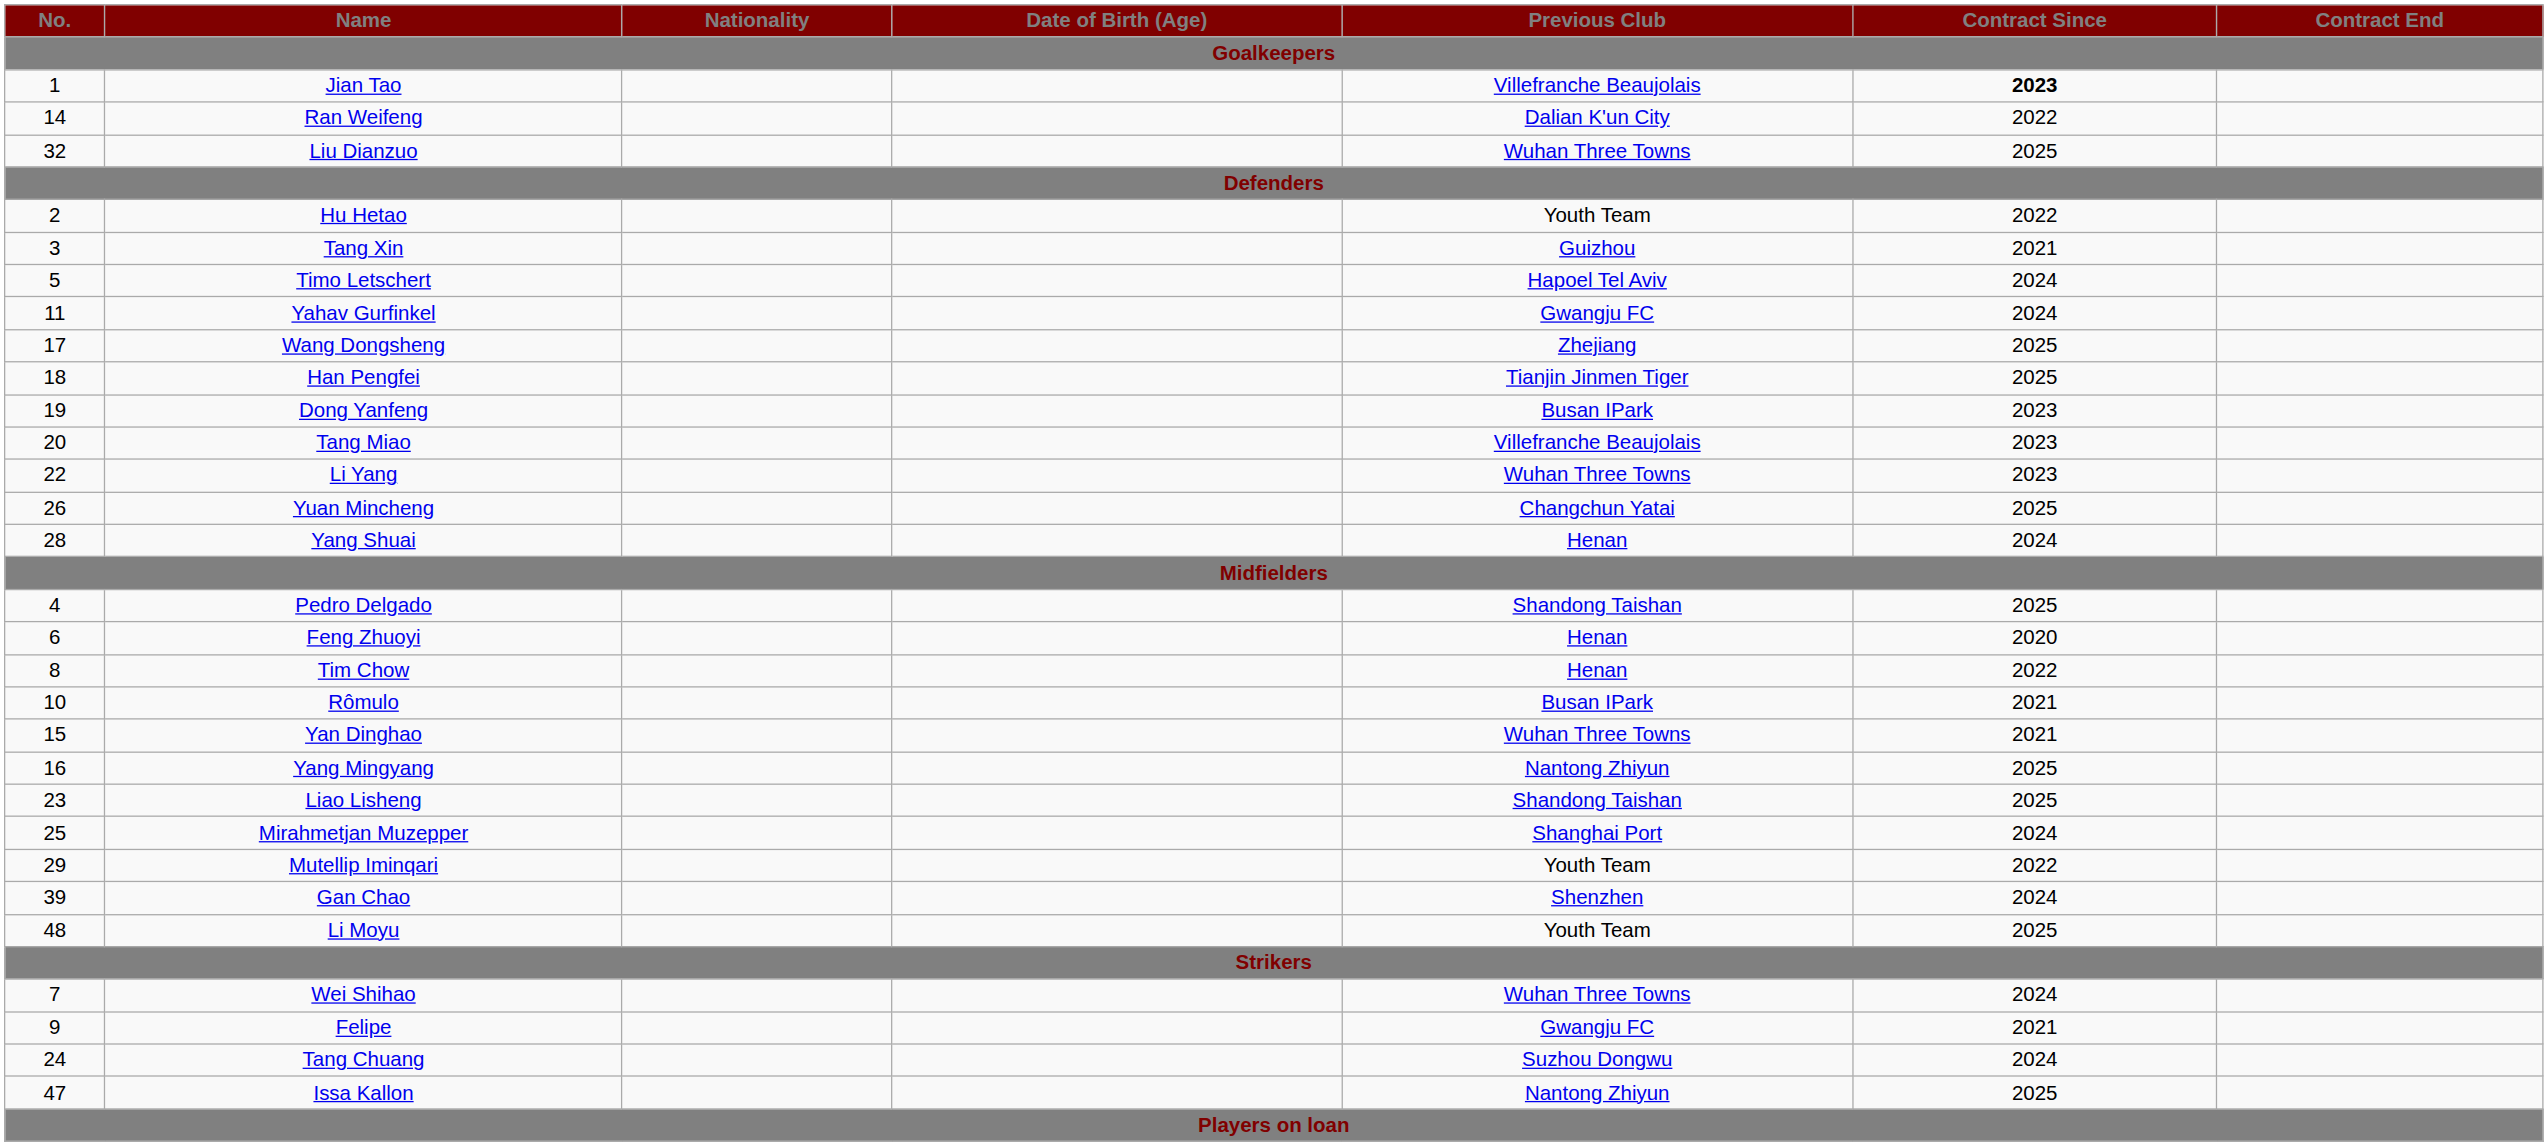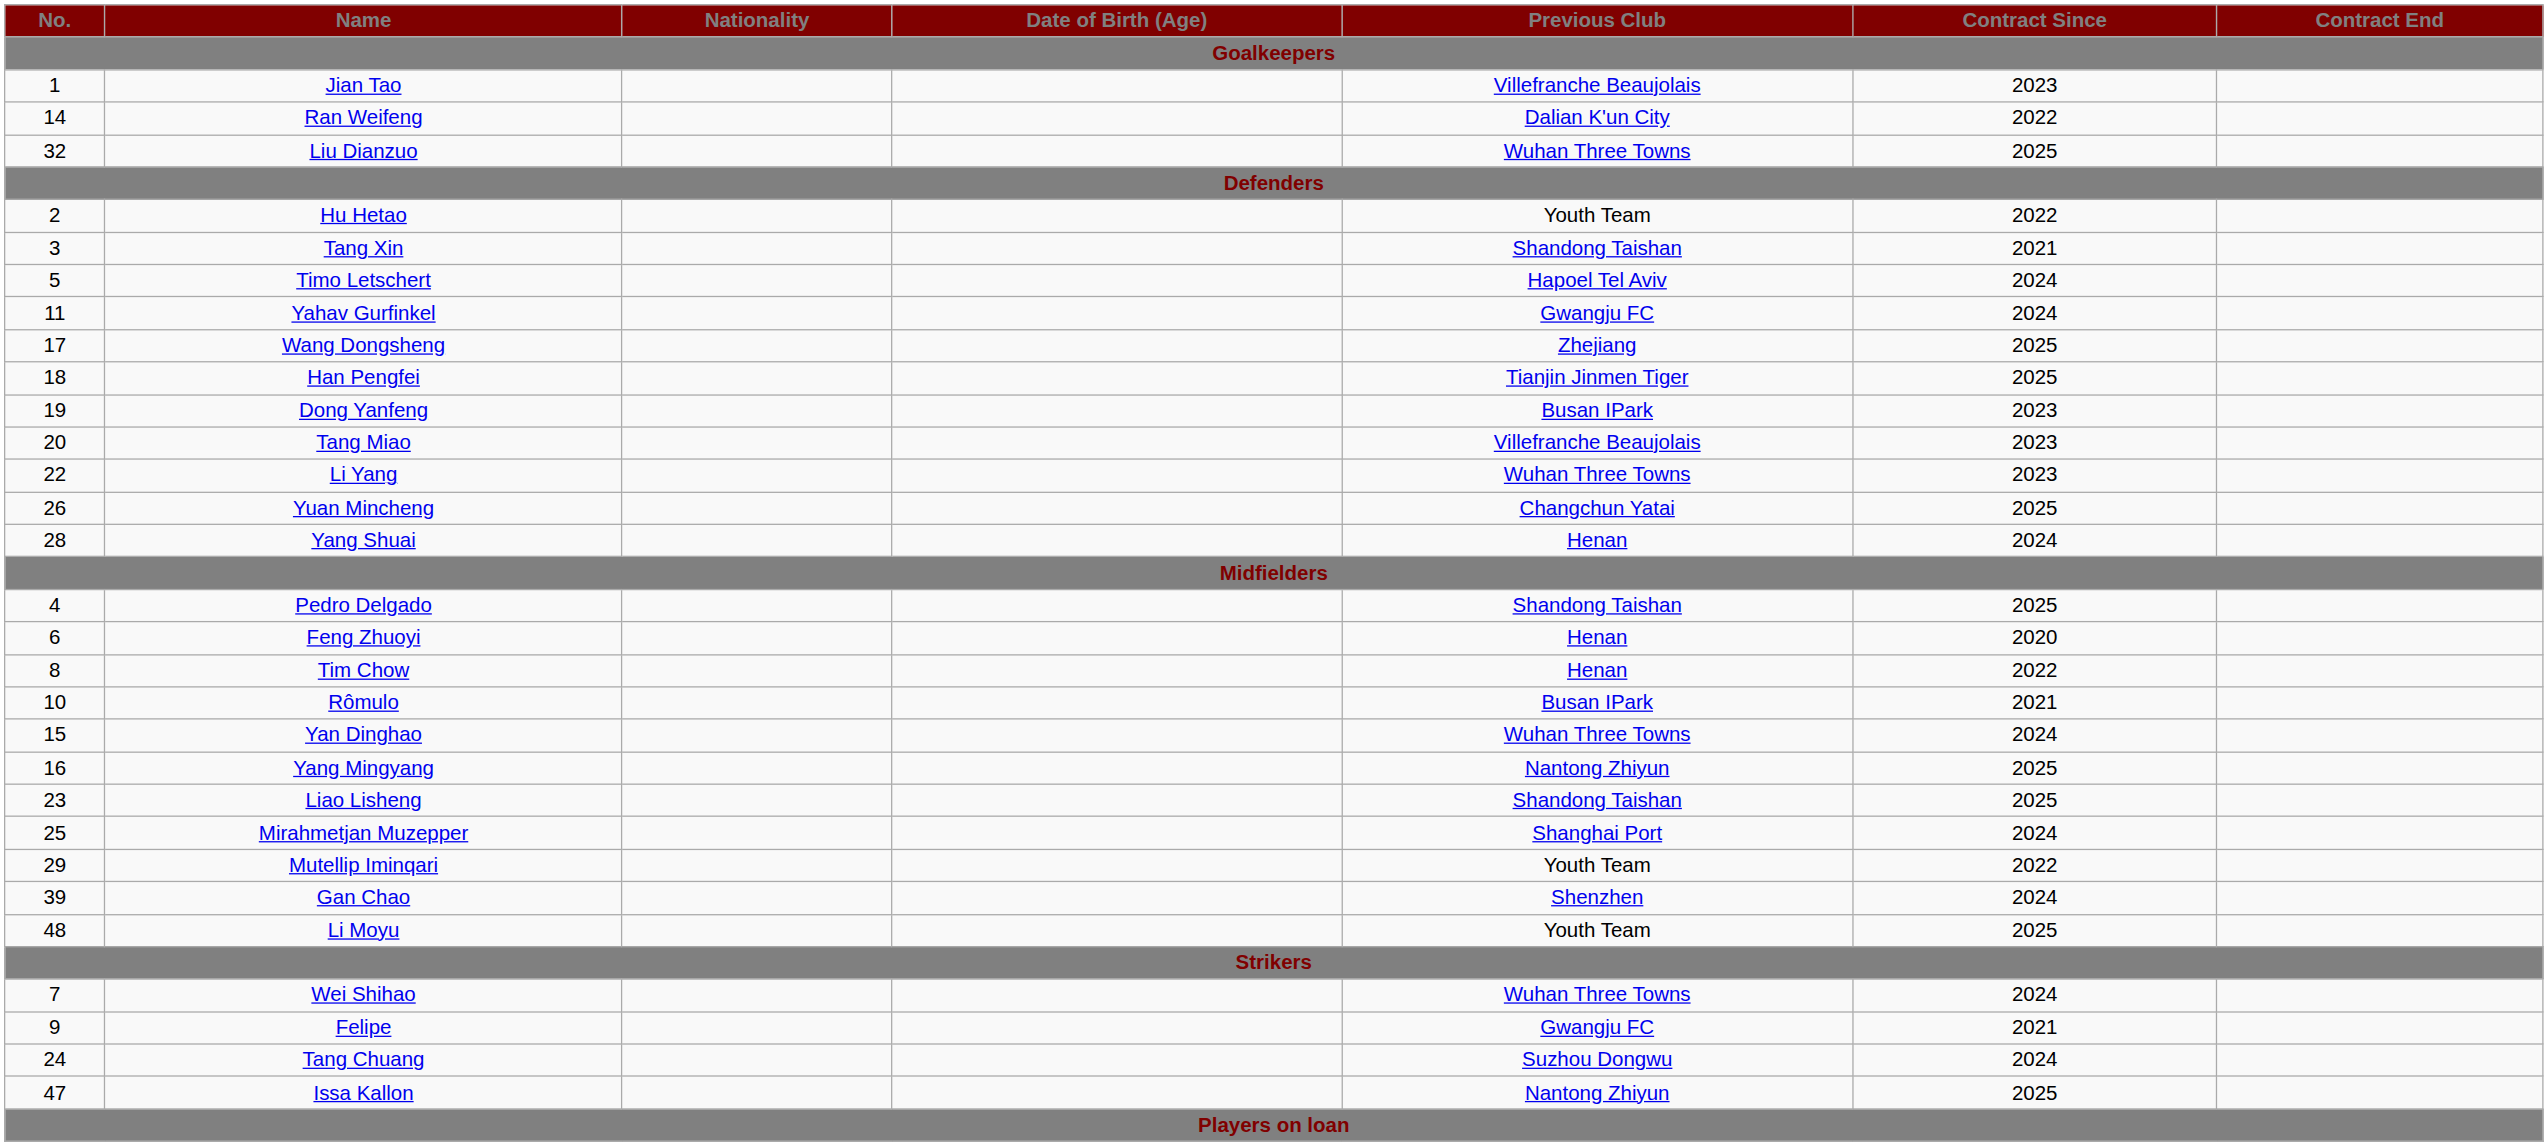(2035, 85) bold -> (2035, 85) normal
(1597, 248) Guizhou -> (1597, 248) Shandong Taishan
(2035, 735) 2021 -> (2035, 735) 2024
